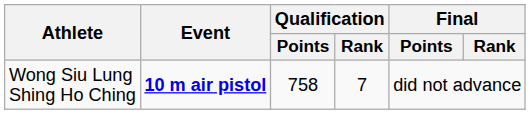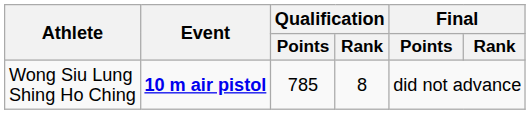(303, 85) 758 -> (303, 85) 785
(362, 85) 7 -> (362, 85) 8
